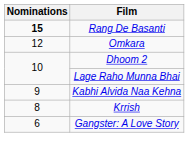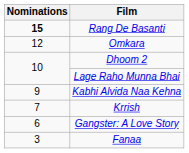(37, 108) 8 -> (37, 108) 7
+ row: (127, 140)
